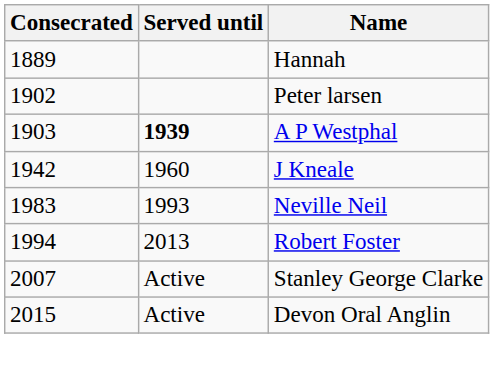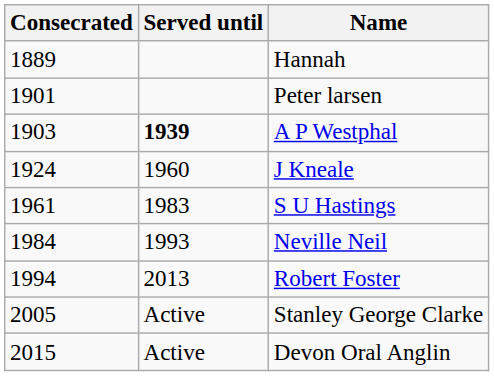(33, 95) 1902 -> (33, 95) 1901
(33, 168) 1942 -> (33, 168) 1924
+ row: (335, 205)
(33, 205) 1983 -> (33, 242) 1984
(33, 278) 2007 -> (33, 315) 2005
